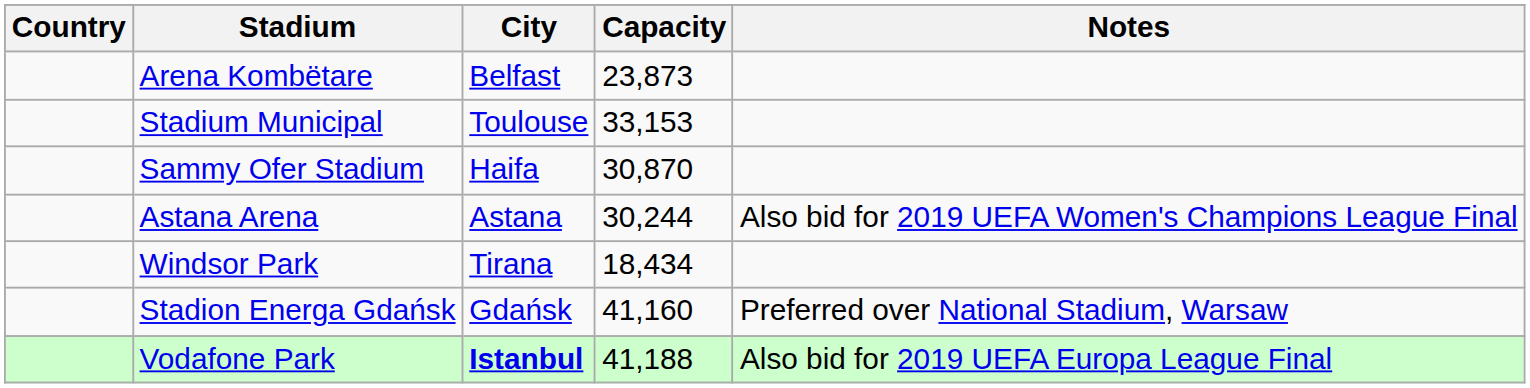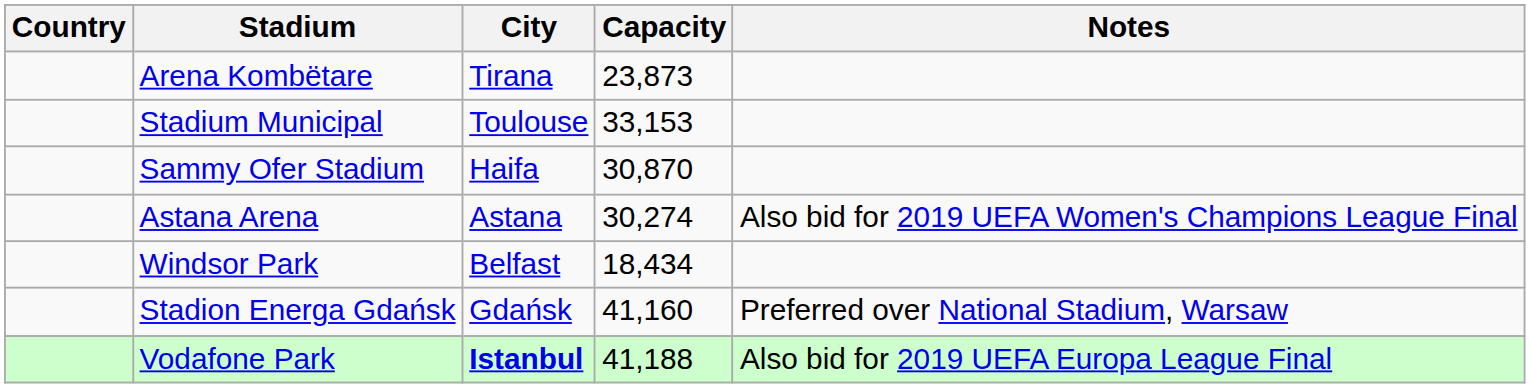(515, 75) Belfast -> (511, 75) Tirana
(648, 216) 30,244 -> (648, 216) 30,274
(511, 264) Tirana -> (515, 264) Belfast
